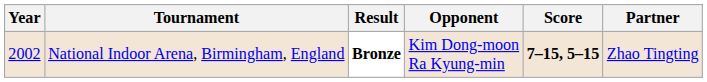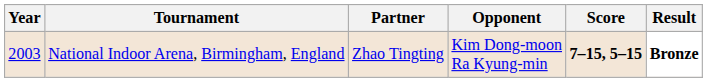columns swapped: (653, 18) <-> (377, 18)
(24, 54) 2002 -> (24, 54) 2003
